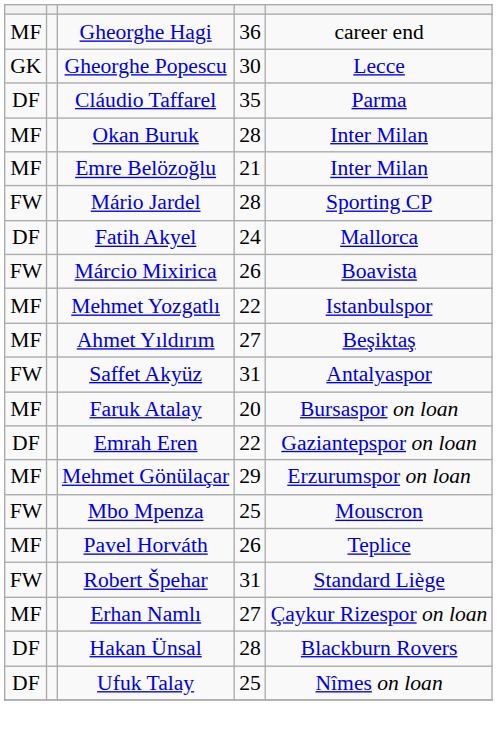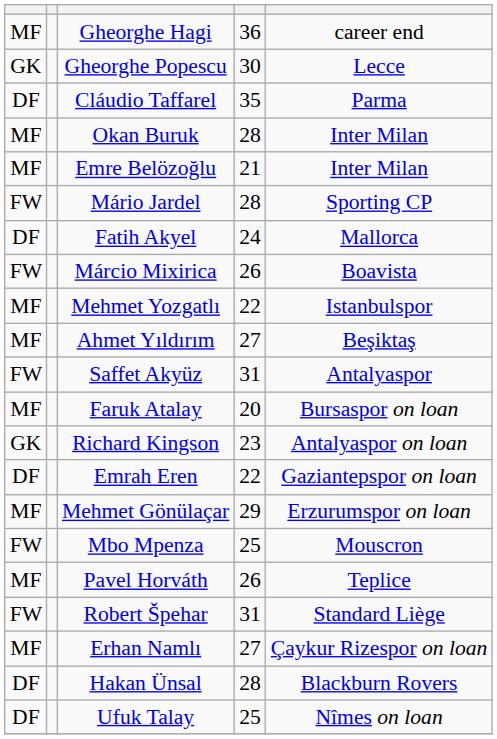+ row: (146, 442)
